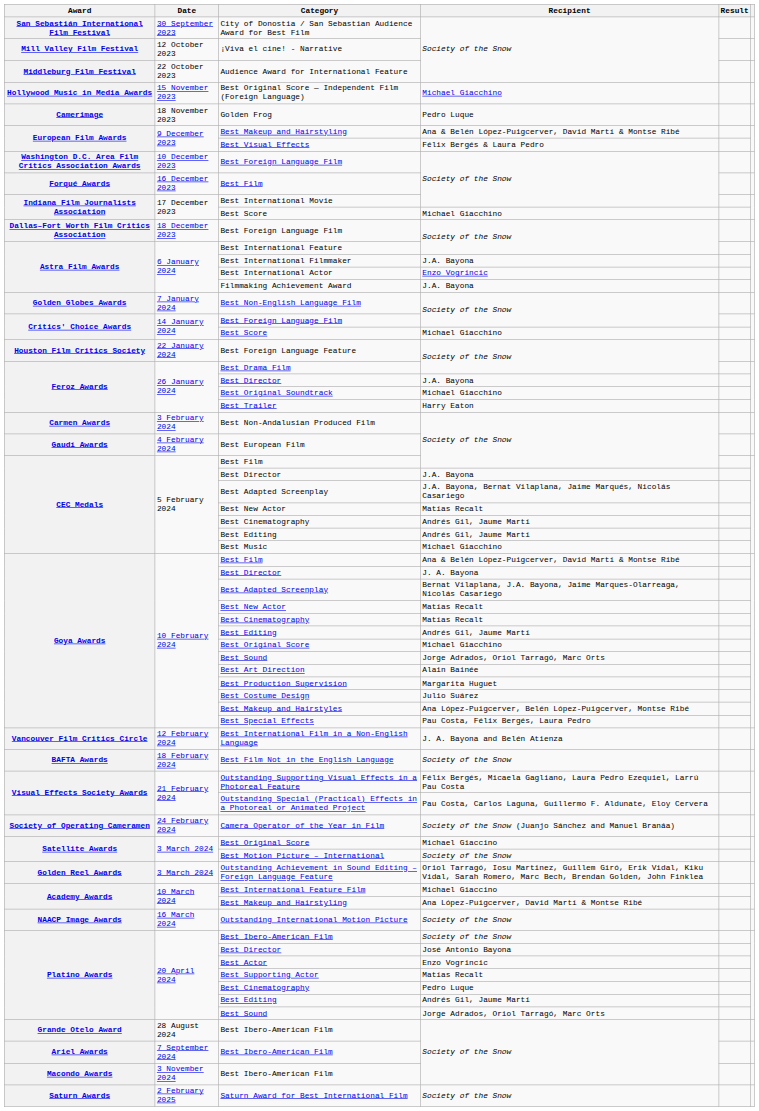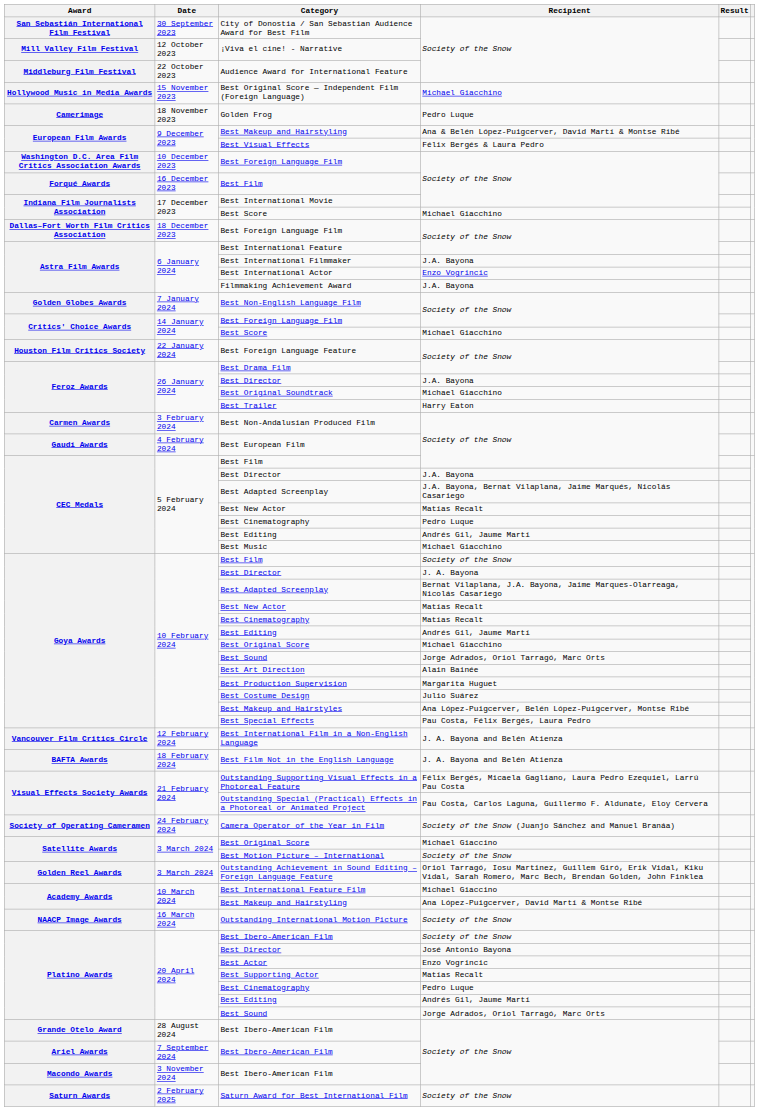(476, 522) Andrés Gil, Jaume Martí -> (448, 522) Pedro Luque
(551, 560) Ana & Belén López-Puigcerver, David Martí & Montse Ribé -> (467, 560) Society of the Snow
(467, 760) Society of the Snow -> (492, 760) J. A. Bayona and Belén Atienza
